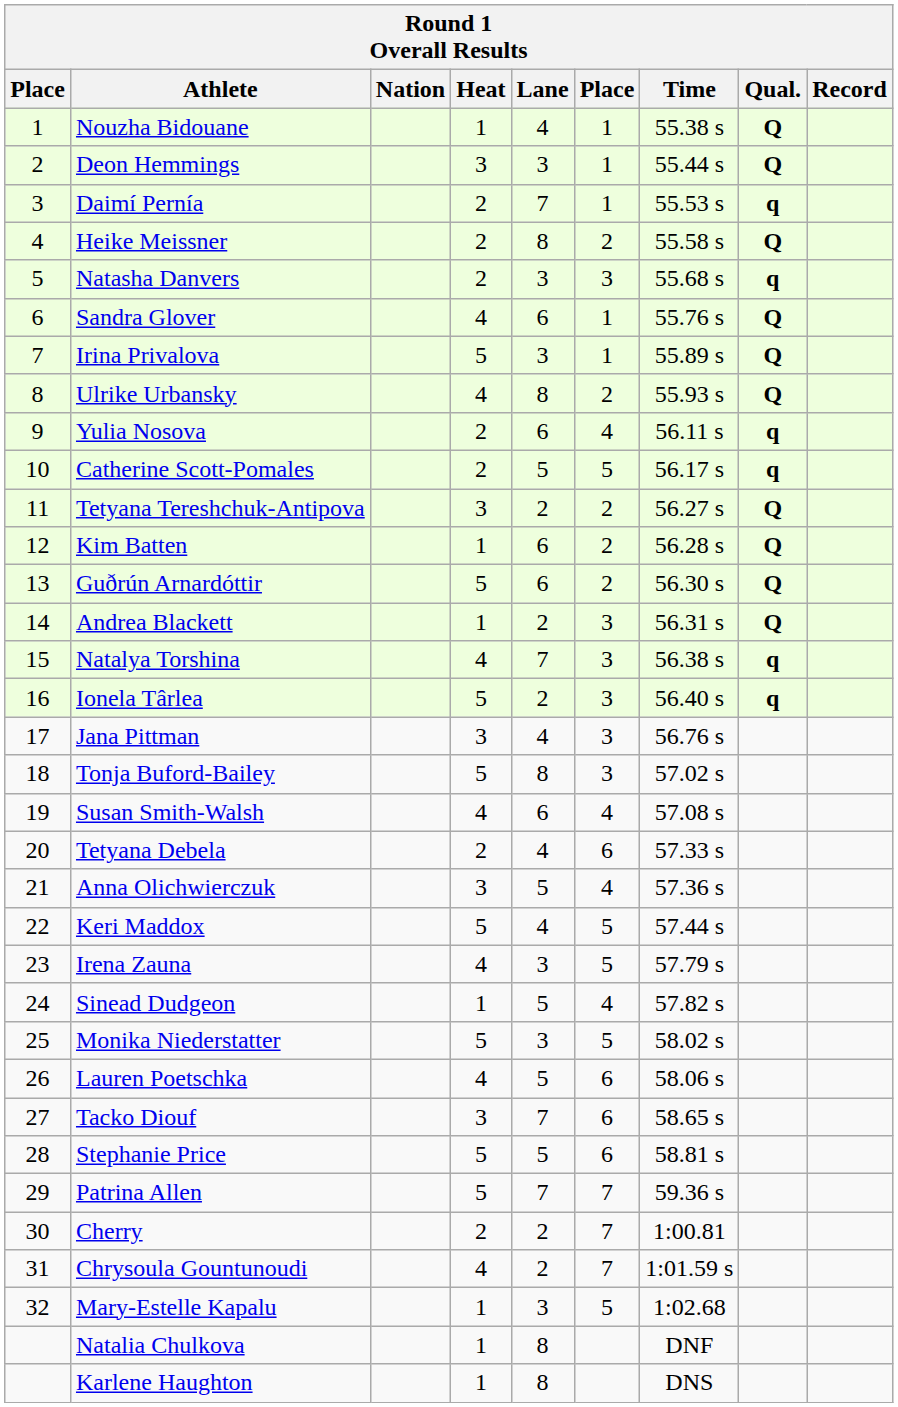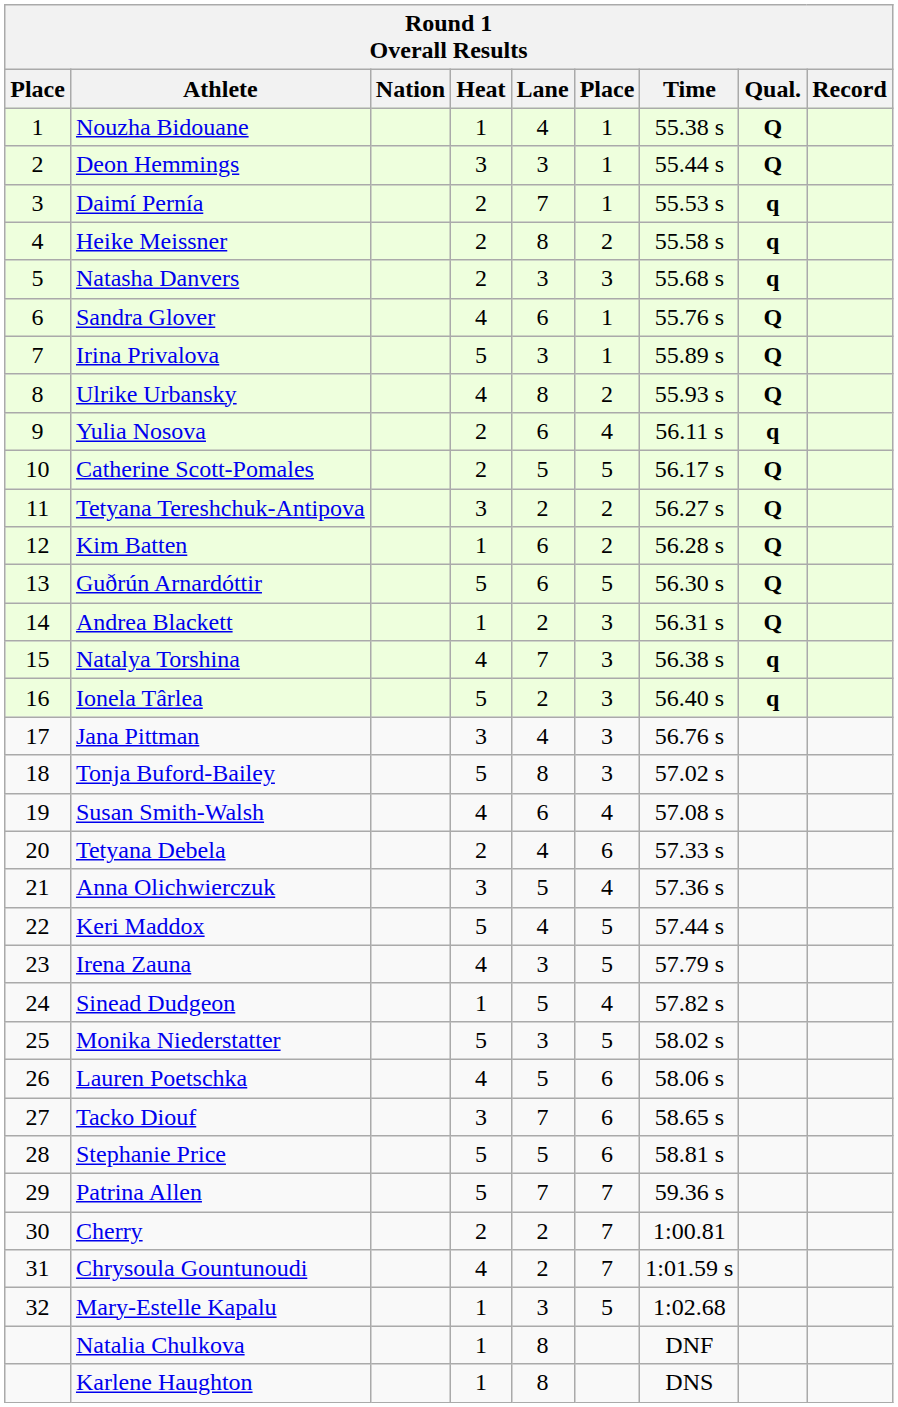(773, 240) Q -> (773, 240) q
(773, 469) q -> (773, 469) Q
(607, 583) 2 -> (607, 583) 5
